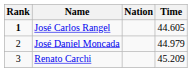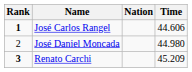(171, 28) 44.605 -> (171, 28) 44.606
(171, 43) 44.979 -> (171, 43) 44.980
(18, 59) normal -> (18, 59) bold
